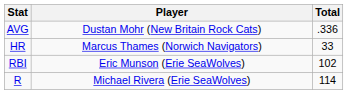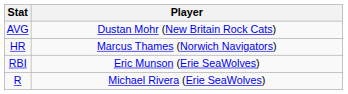- column: (328, 13)
